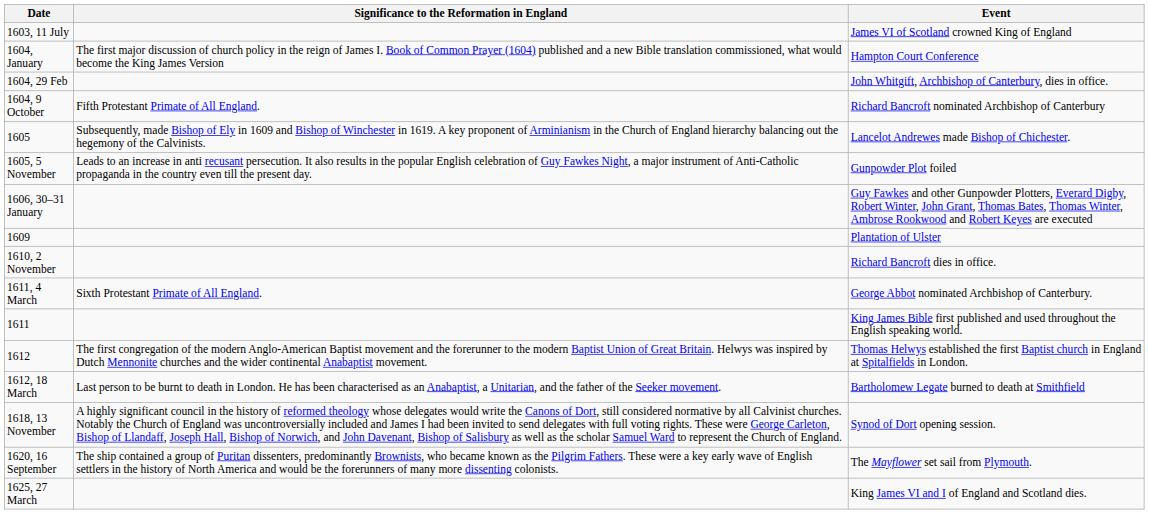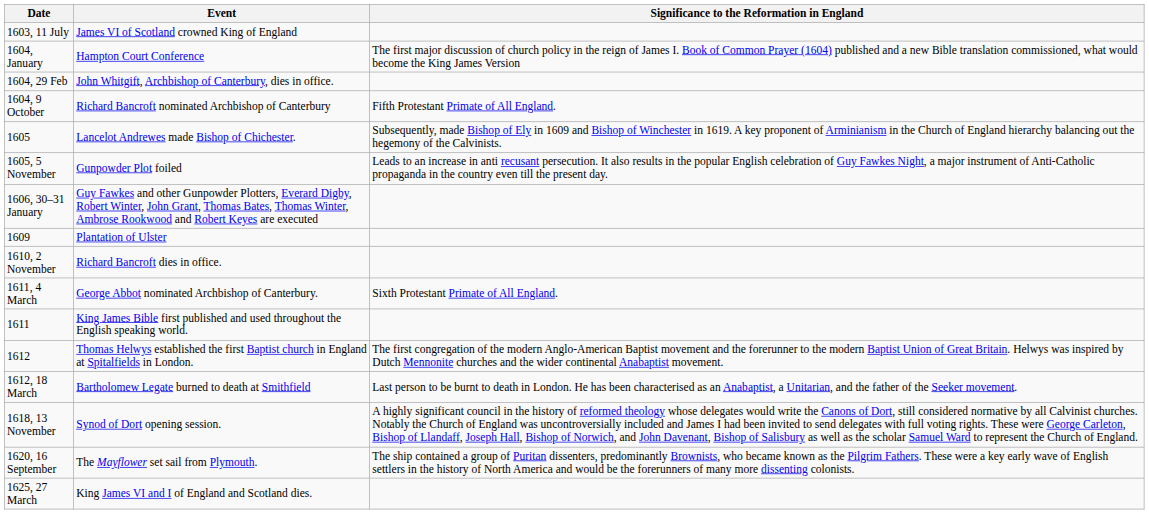columns swapped: (996, 13) <-> (461, 13)
